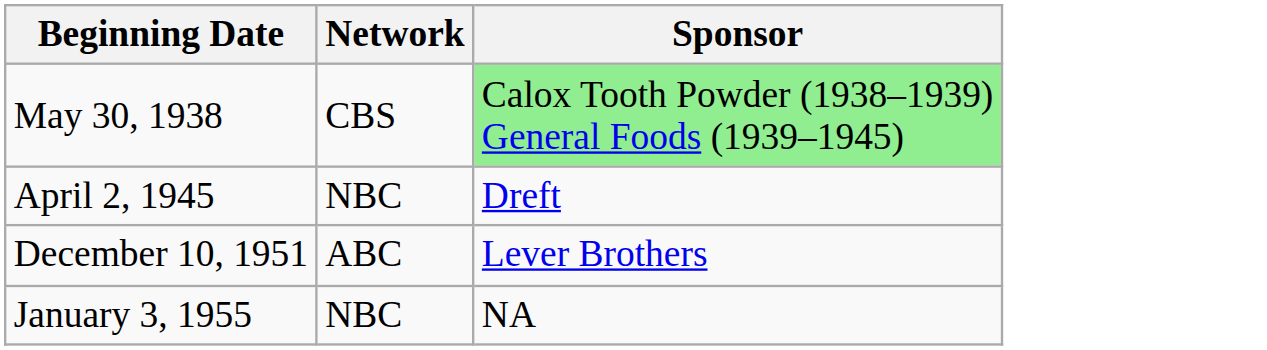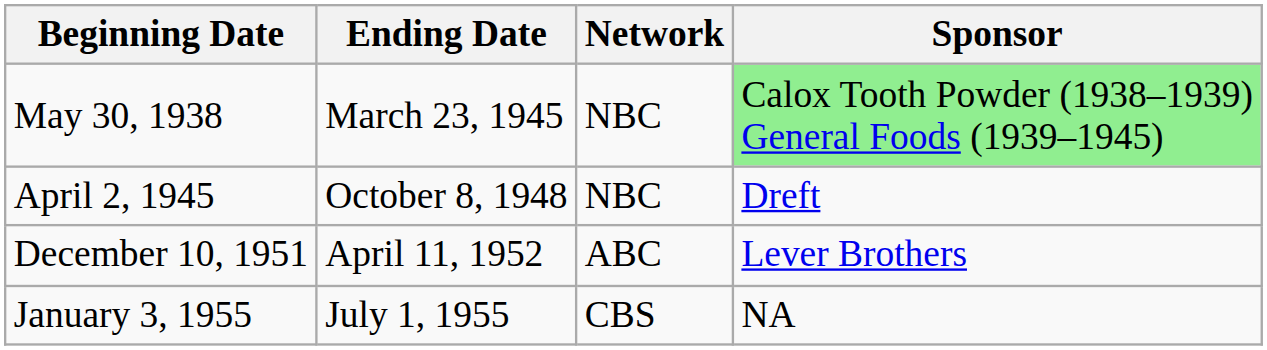+ column: (446, 34)
(361, 114) CBS -> (623, 114) NBC
(364, 313) NBC -> (620, 313) CBS
